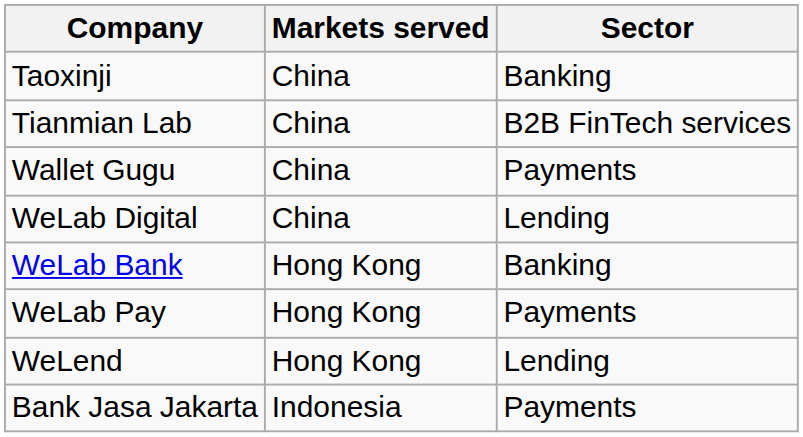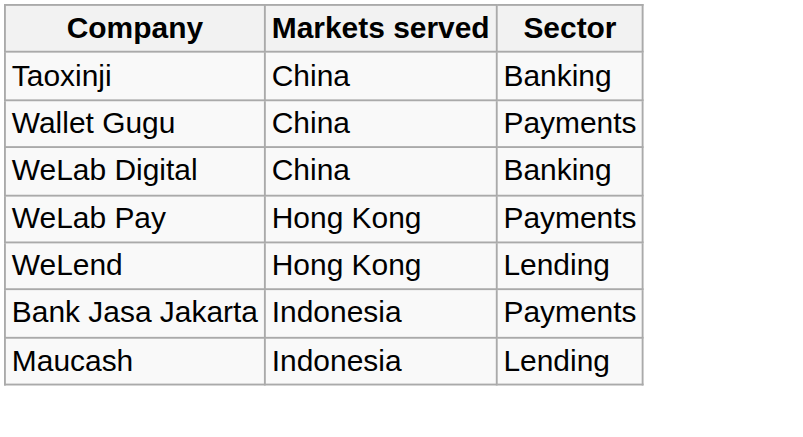- row: (102, 123)
(557, 218) Lending -> (558, 170) Banking
- row: (97, 265)
+ row: (73, 360)
